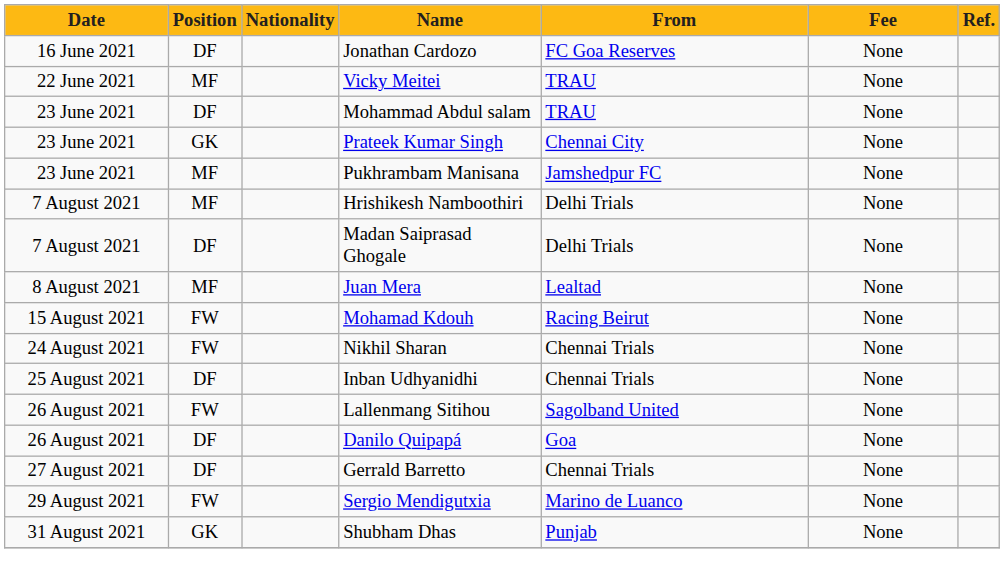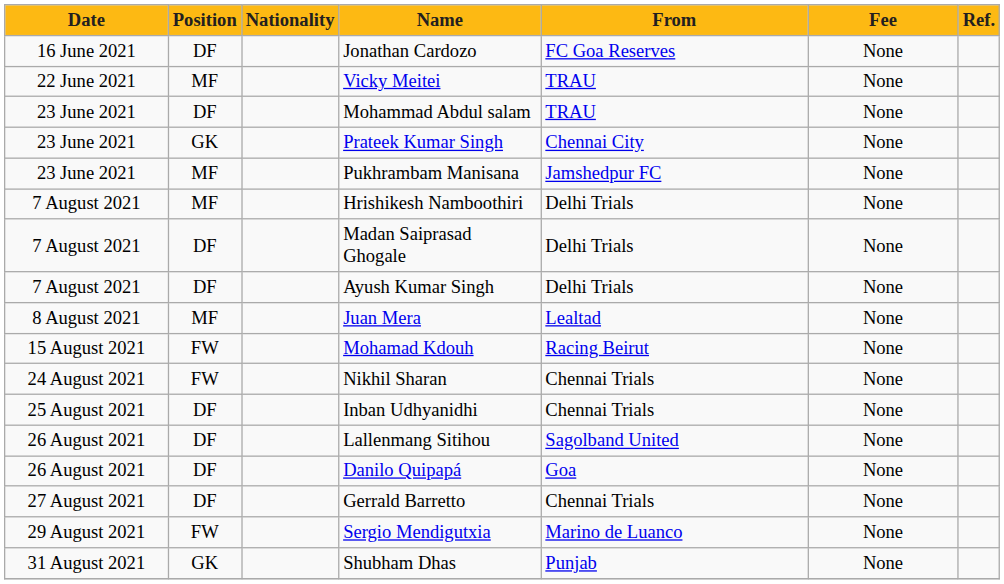+ row: (419, 287)
(205, 409) FW -> (205, 440) DF
